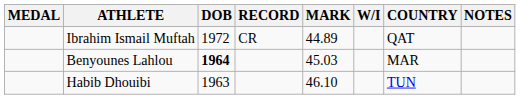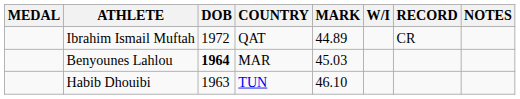columns swapped: (422, 15) <-> (269, 15)
